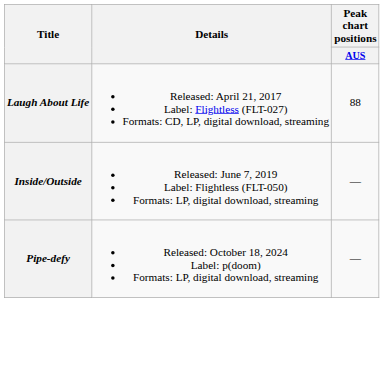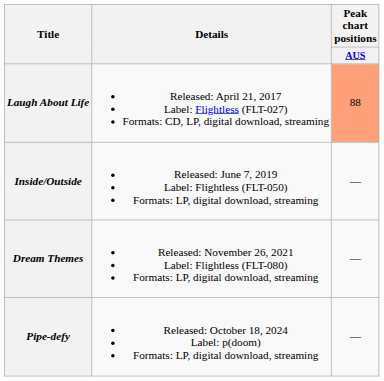(355, 103) no background -> (355, 103) lightsalmon background
+ row: (48, 258)
